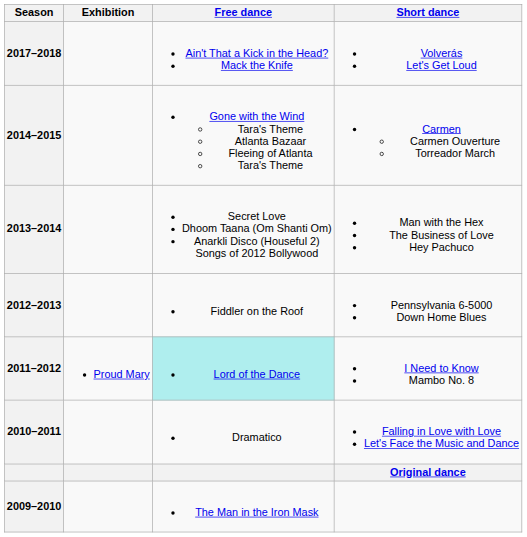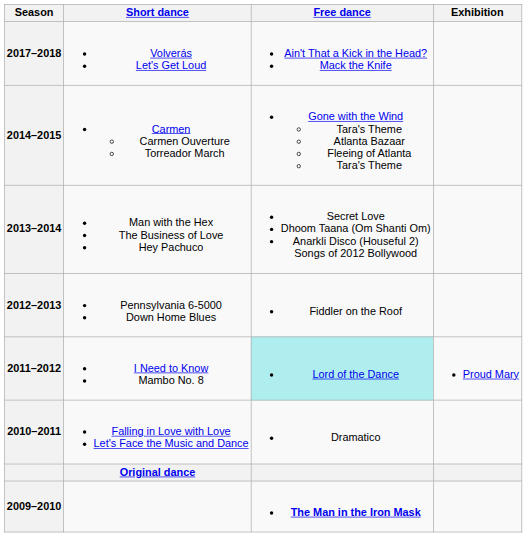columns swapped: (428, 13) <-> (108, 13)
(243, 513) normal -> (342, 513) bold
